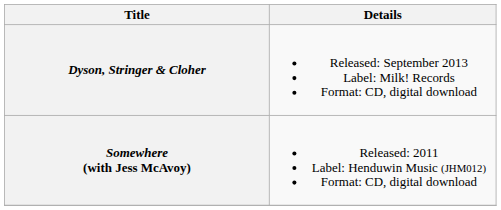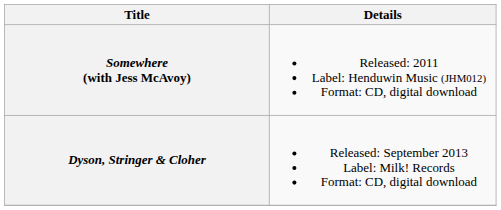rows swapped: (137, 160) <-> (137, 70)
